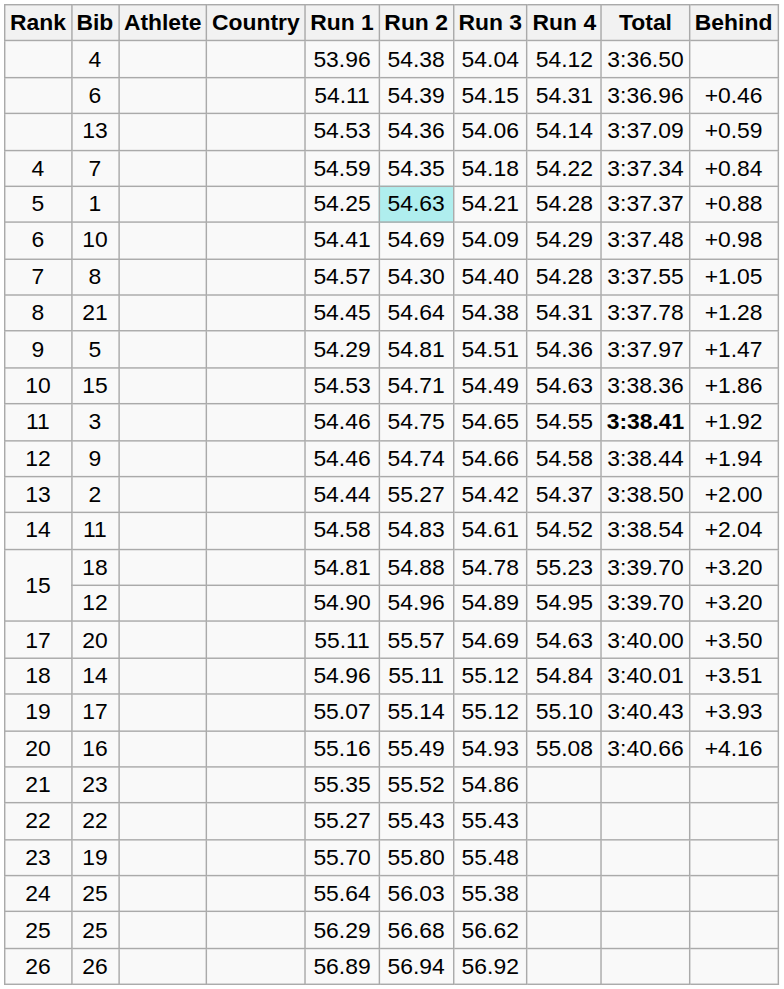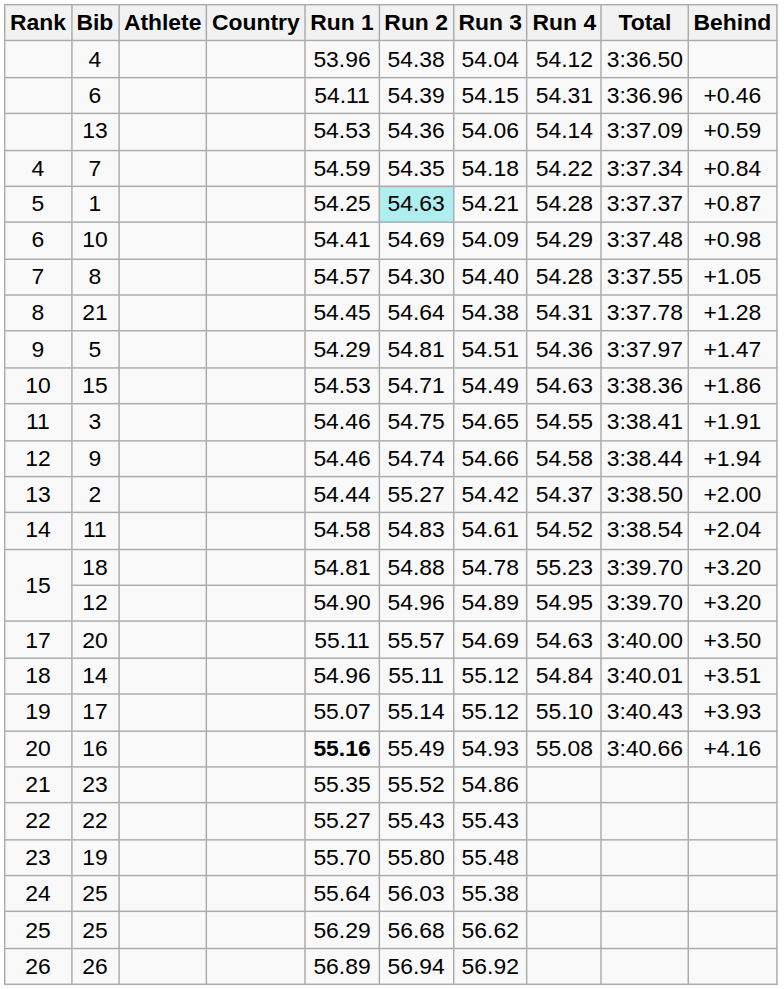(734, 204) +0.88 -> (732, 204) +0.87
(646, 421) bold -> (645, 421) normal
(734, 421) +1.92 -> (732, 421) +1.91
(342, 748) normal -> (342, 748) bold
